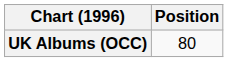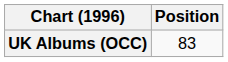(187, 43) 80 -> (187, 43) 83
